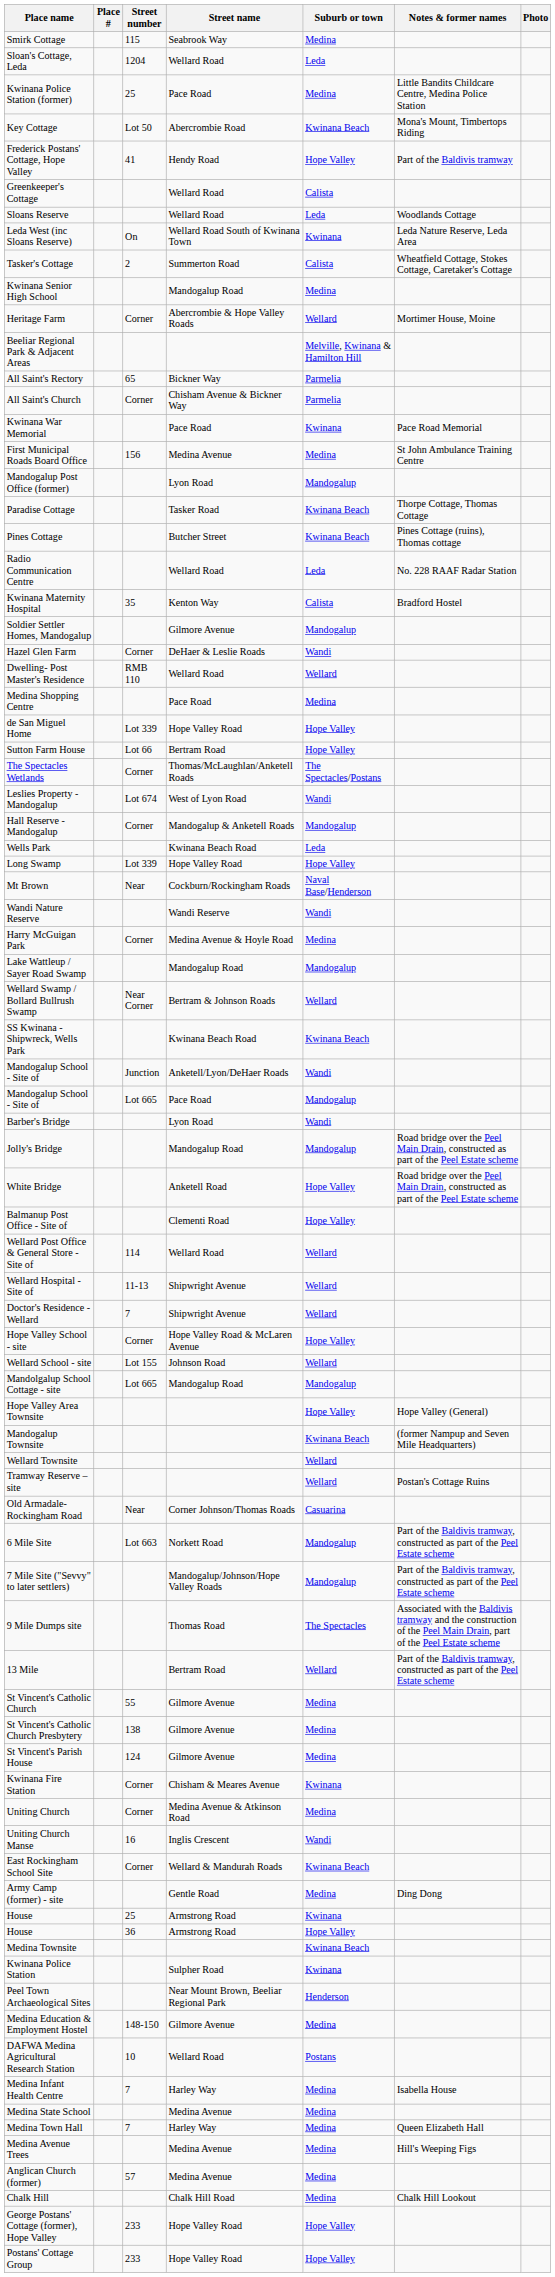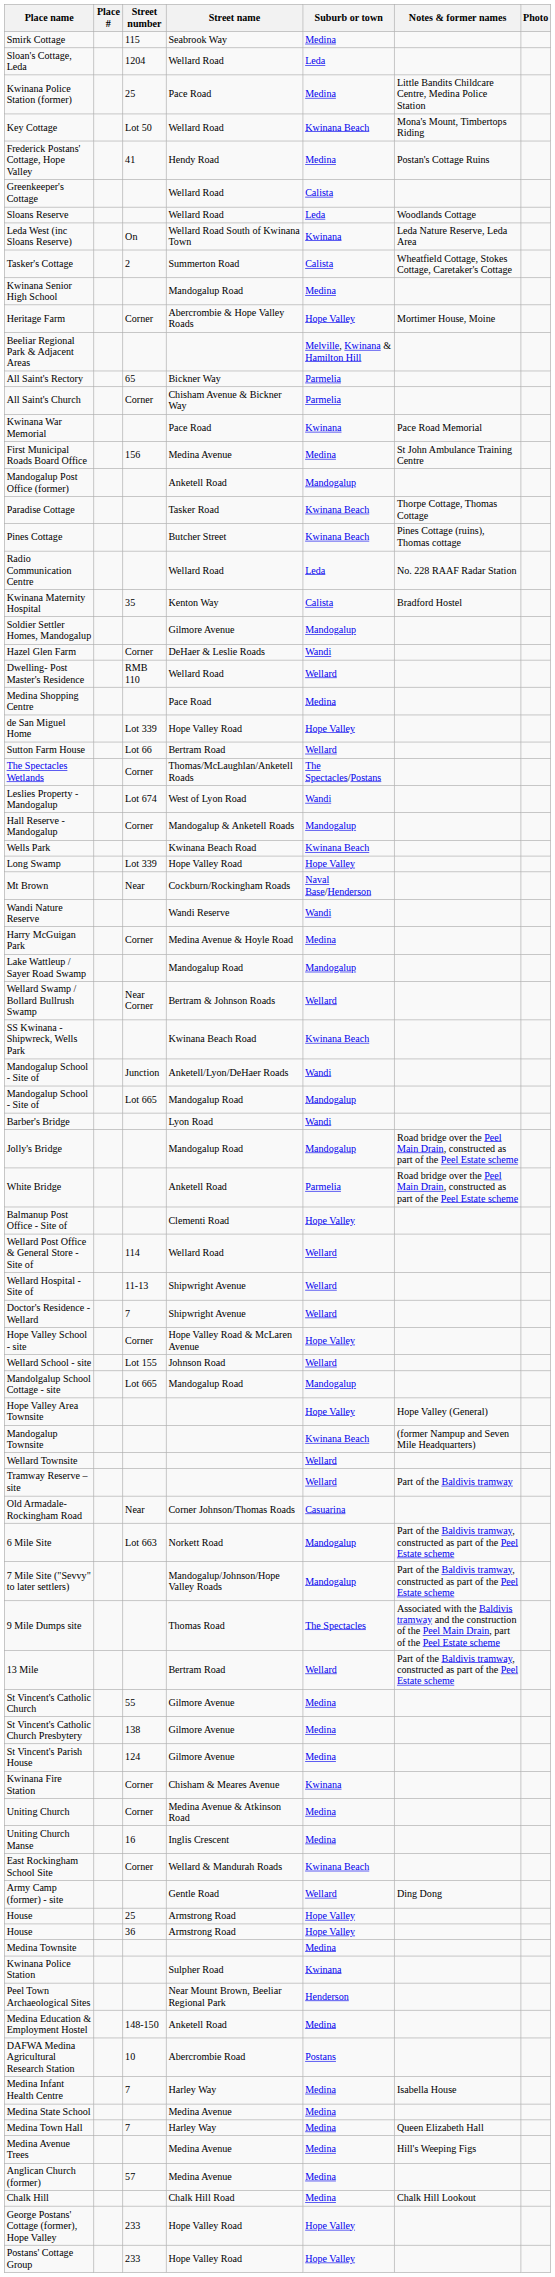(207, 127) Abercrombie Road -> (196, 127) Wellard Road
(330, 160) Hope Valley -> (321, 160) Medina
(455, 160) Part of the Baldivis tramway -> (443, 160) Postan's Cottage Ruins
(321, 318) Wellard -> (330, 318) Hope Valley
(191, 482) Lyon Road -> (198, 482) Anketell Road
(330, 750) Hope Valley -> (321, 750) Wellard
(315, 848) Leda -> (337, 848) Kwinana Beach
(190, 1099) Pace Road -> (206, 1099) Mandogalup Road
(330, 1187) Hope Valley -> (323, 1187) Parmelia
(443, 1482) Postan's Cottage Ruins -> (455, 1482) Part of the Baldivis tramway
(318, 1839) Wandi -> (321, 1839) Medina
(321, 1894) Medina -> (321, 1894) Wellard
(323, 1916) Kwinana -> (330, 1916) Hope Valley
(337, 1948) Kwinana Beach -> (321, 1948) Medina
(201, 2024) Gilmore Avenue -> (198, 2024) Anketell Road
(196, 2057) Wellard Road -> (207, 2057) Abercrombie Road
